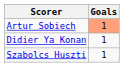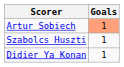rows swapped: (46, 55) <-> (46, 40)
